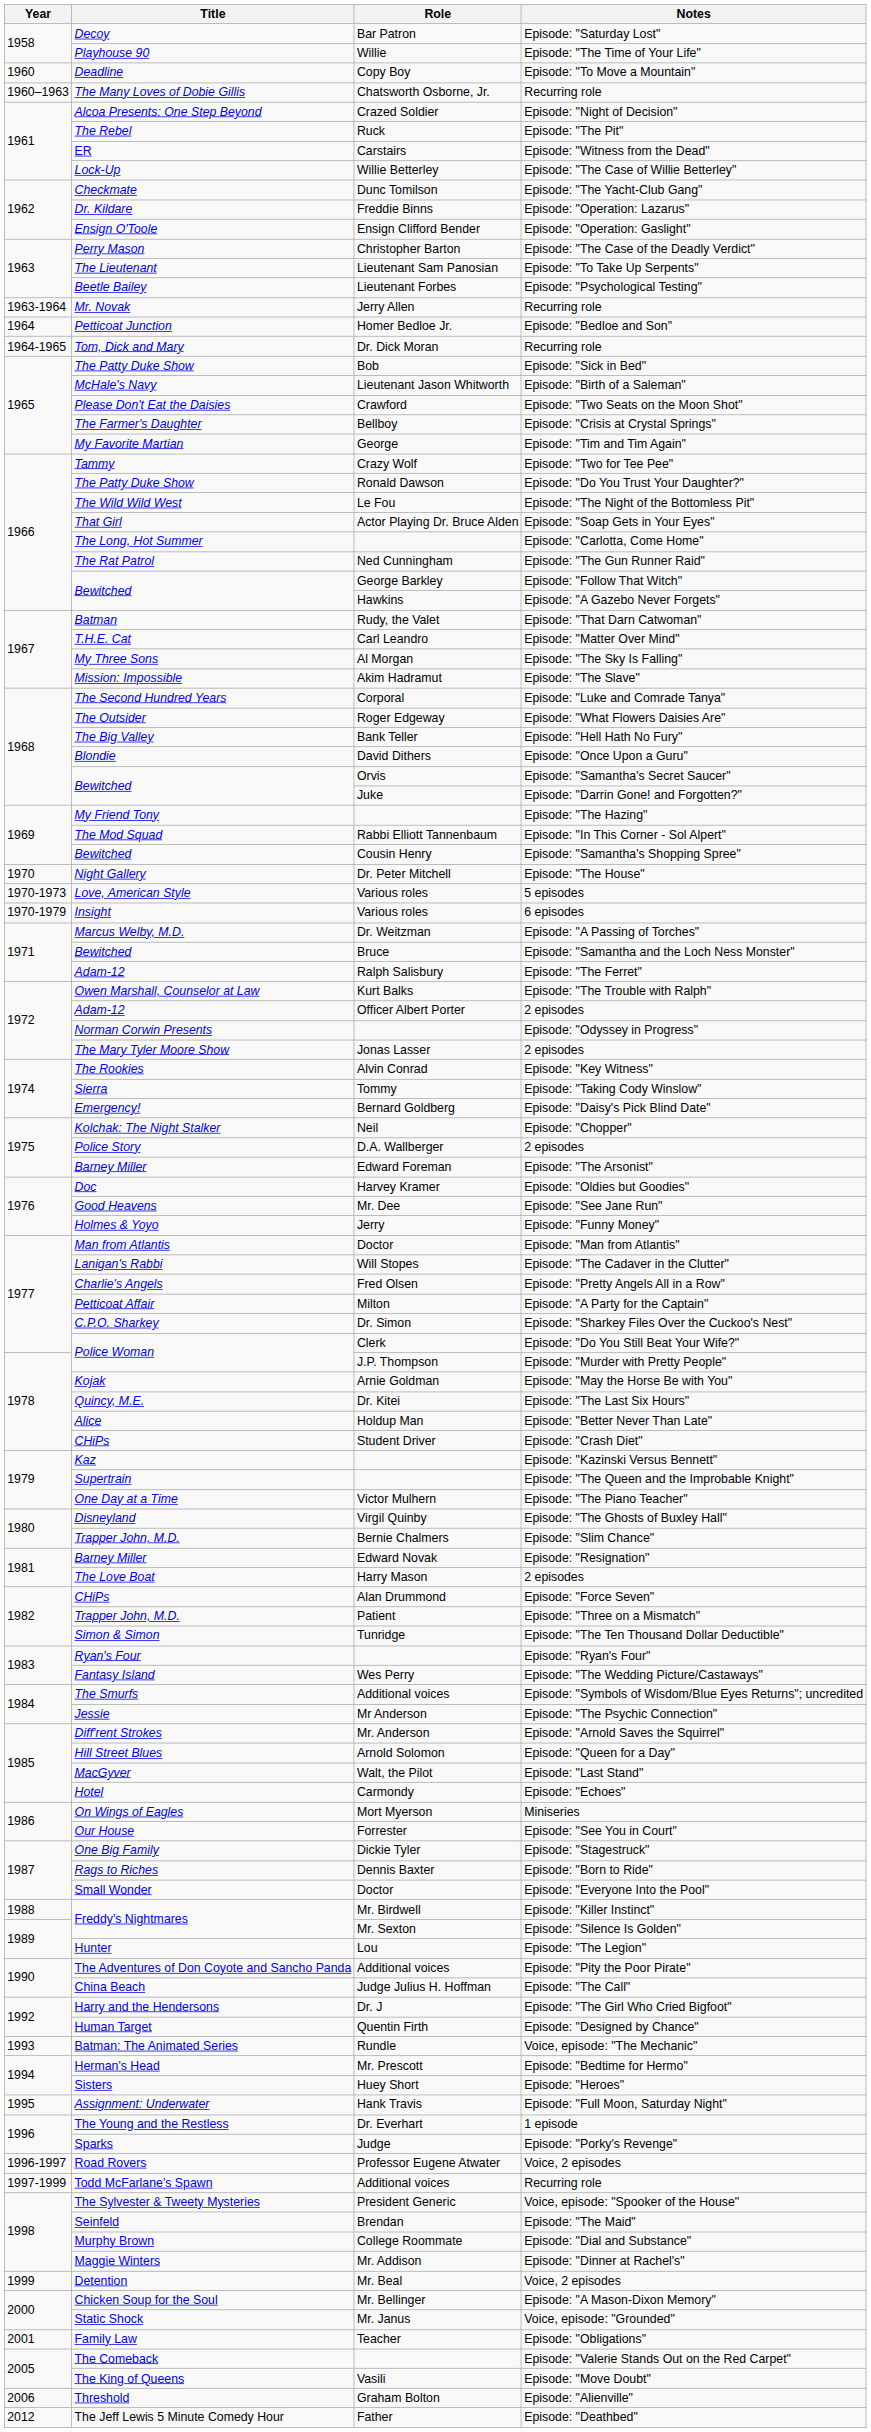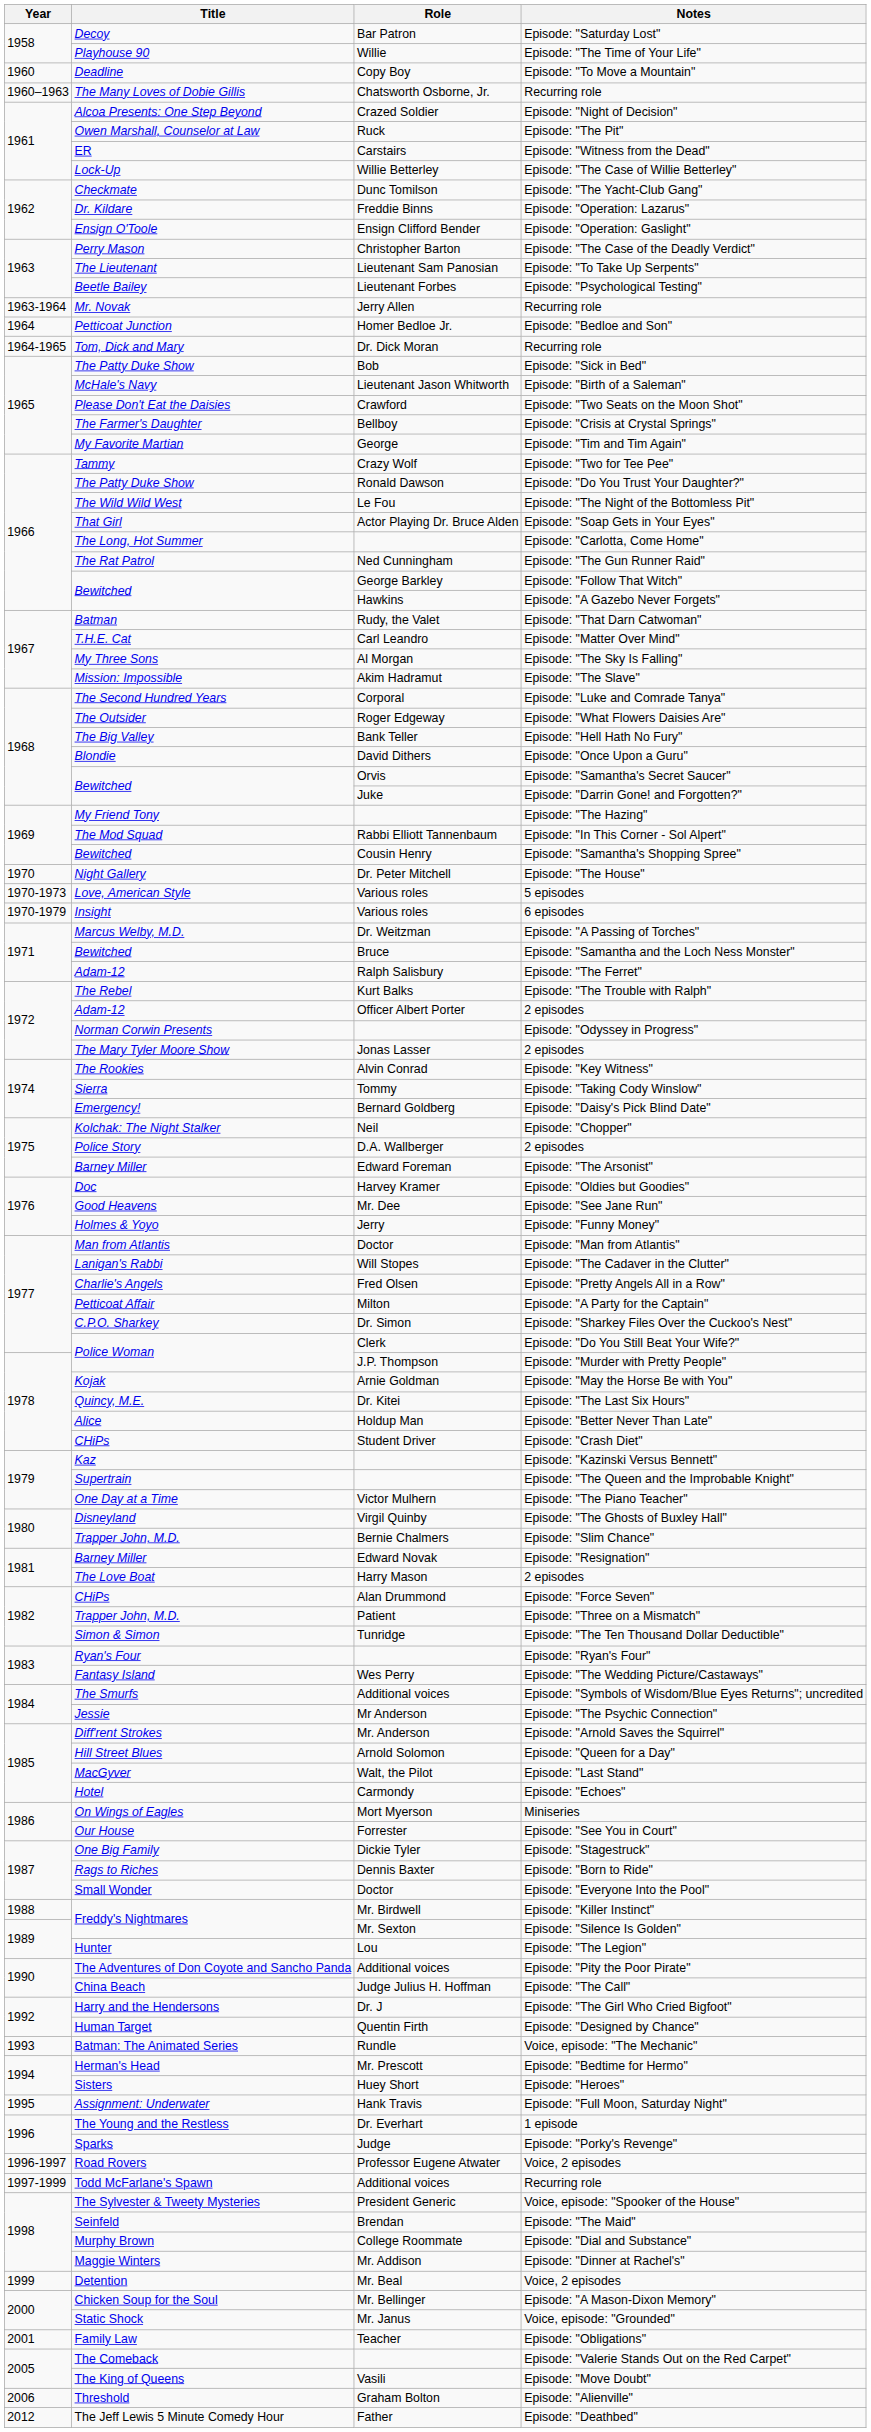(103, 131) The Rebel -> (167, 131) Owen Marshall, Counselor at Law
(167, 991) Owen Marshall, Counselor at Law -> (103, 991) The Rebel
